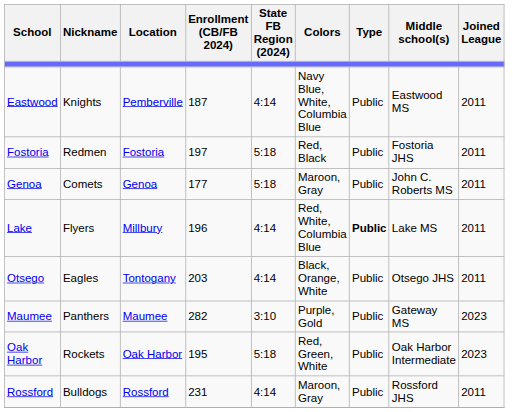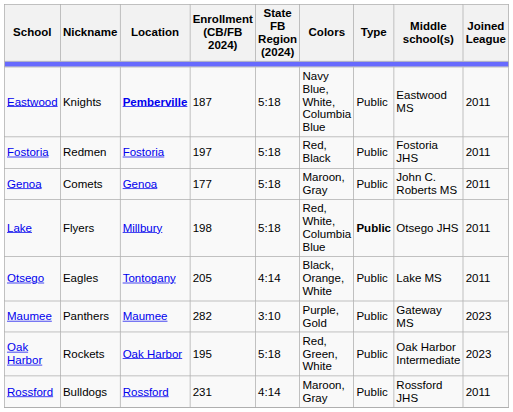(153, 102) normal -> (155, 102) bold
(265, 102) 4:14 -> (269, 102) 5:18
(198, 228) 196 -> (202, 228) 198
(265, 228) 4:14 -> (269, 228) 5:18
(415, 228) Lake MS -> (427, 228) Otsego JHS
(198, 278) 203 -> (202, 278) 205
(423, 278) Otsego JHS -> (419, 278) Lake MS
